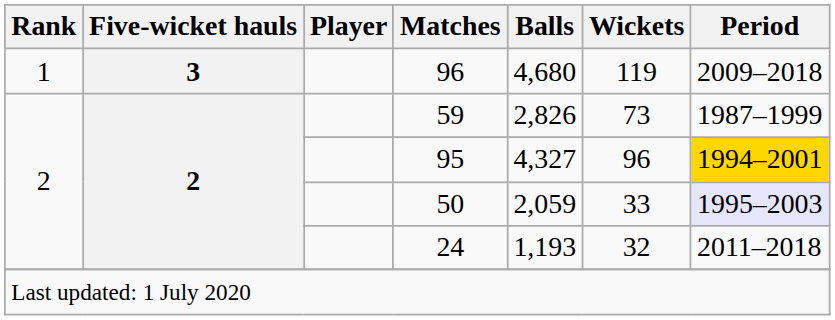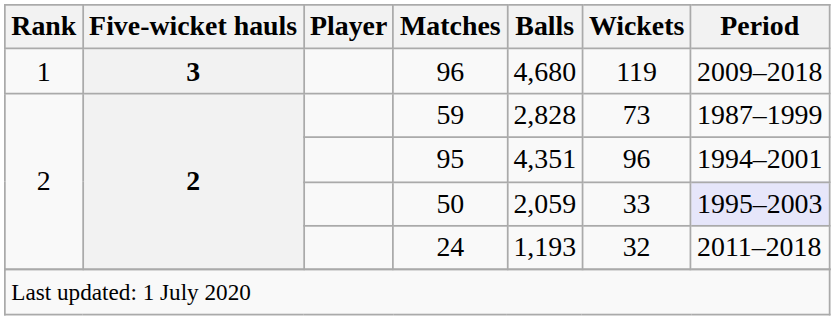(545, 114) 2,826 -> (545, 114) 2,828
(545, 159) 4,327 -> (545, 159) 4,351
(760, 159) gold background -> (760, 159) no background
